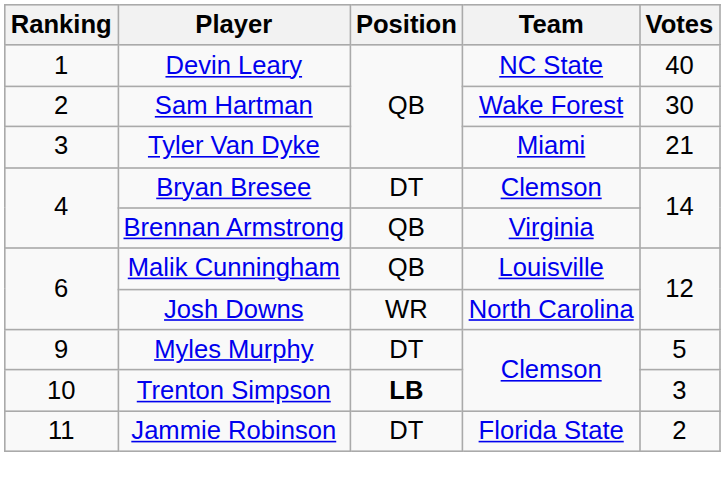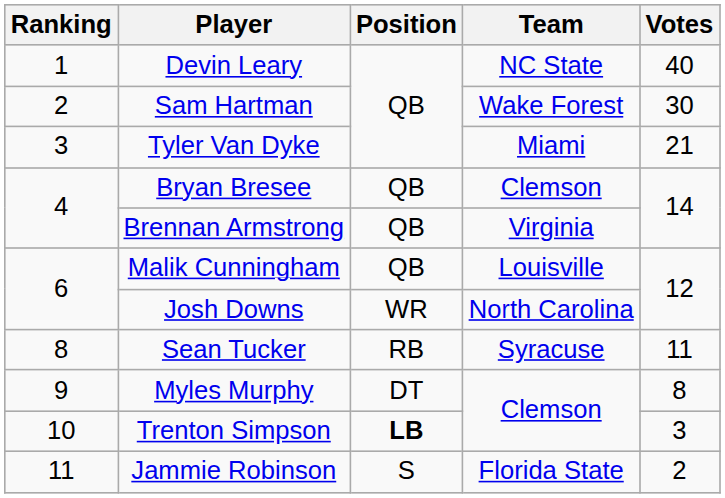(406, 187) DT -> (406, 187) QB
+ row: (234, 349)
(679, 349) 5 -> (679, 390) 8
(406, 430) DT -> (406, 471) S
